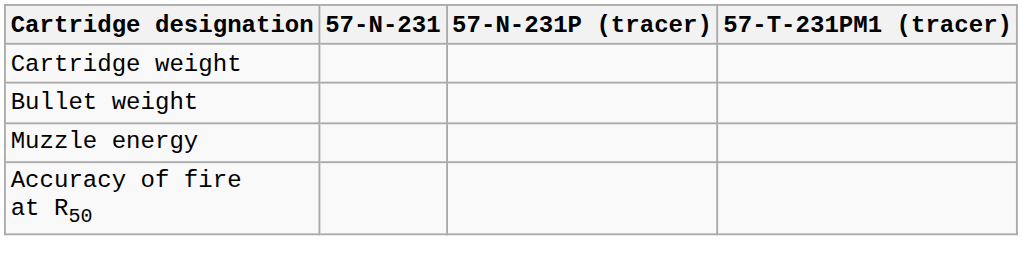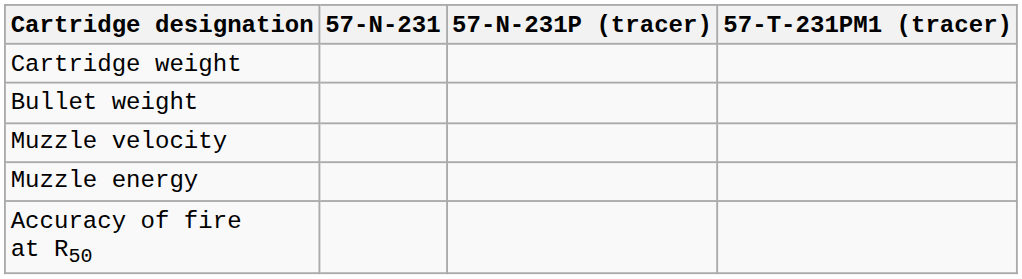+ row: (119, 142)
